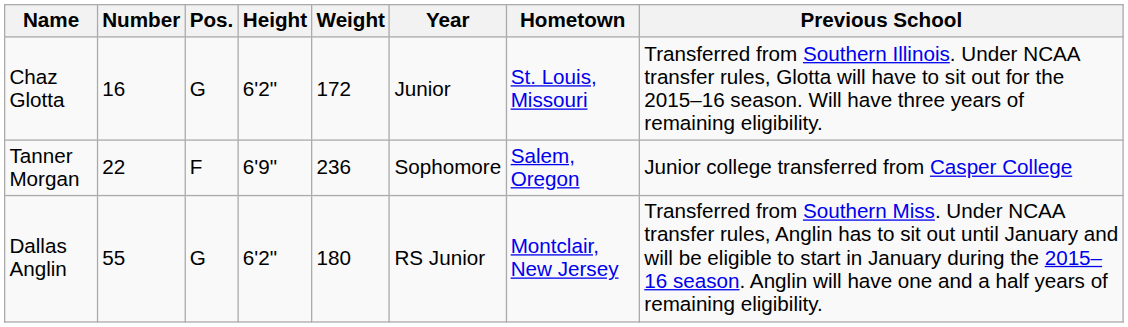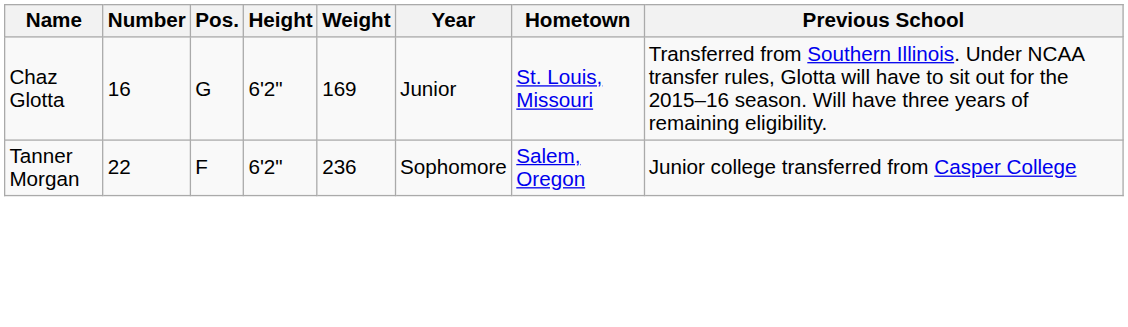(334, 88) 172 -> (339, 88) 169
(260, 167) 6'9" -> (266, 167) 6'2"
- row: (38, 258)
